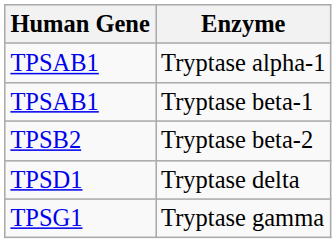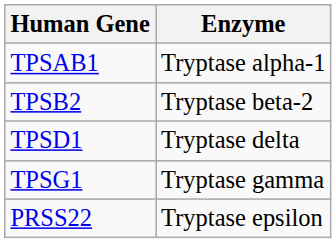- row: (237, 101)
+ row: (242, 218)
